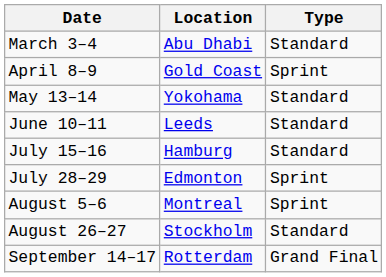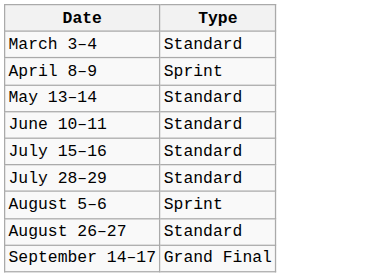- column: (213, 18)
(299, 178) Sprint -> (203, 178) Standard
